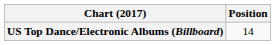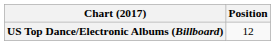(248, 31) 14 -> (248, 31) 12
